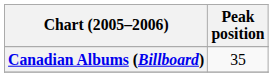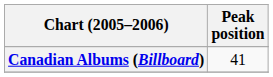(238, 59) 35 -> (238, 59) 41
